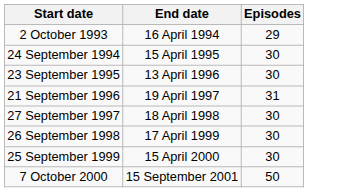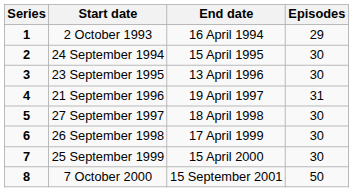+ column: (27, 14)
